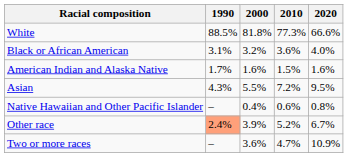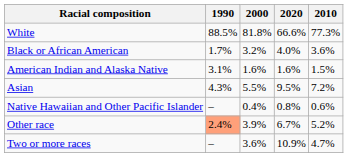columns swapped: (291, 14) <-> (326, 14)
(220, 51) 3.1% -> (220, 51) 1.7%
(220, 69) 1.7% -> (220, 69) 3.1%
